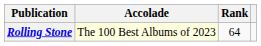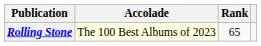(235, 31) 64 -> (235, 31) 65
